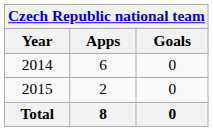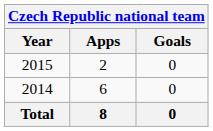rows swapped: (37, 65) <-> (37, 89)
